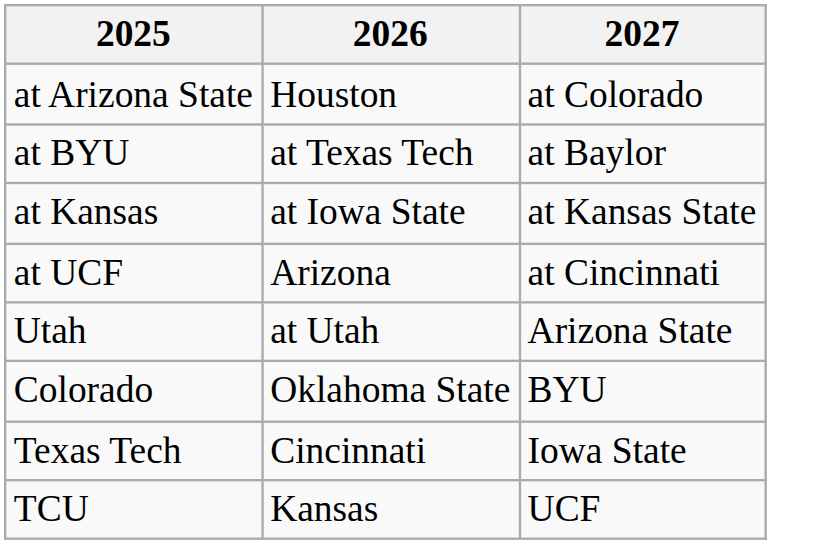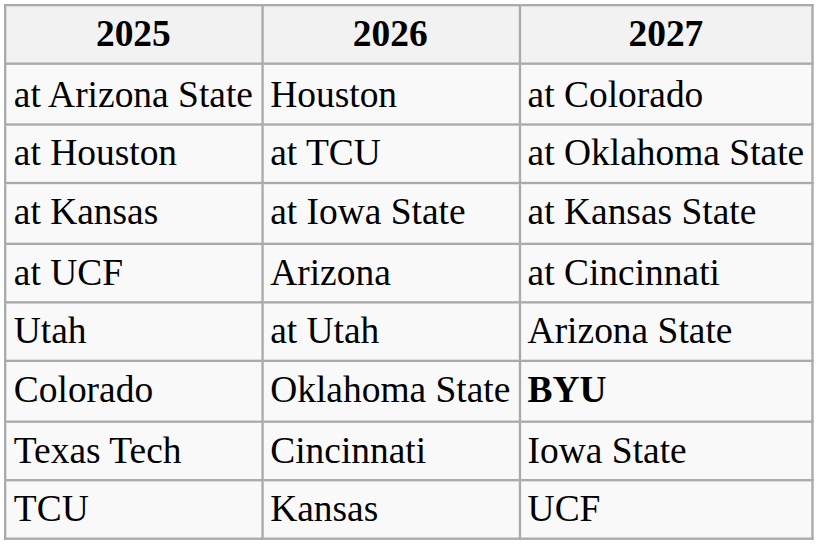- row: (72, 152)
+ row: (95, 152)
(567, 390) normal -> (567, 390) bold
